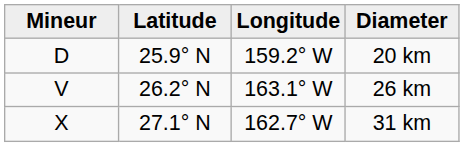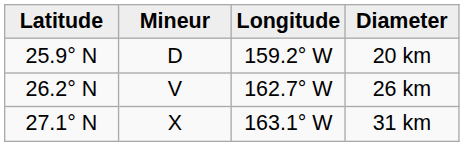columns swapped: (61, 21) <-> (175, 21)
(288, 89) 163.1° W -> (288, 89) 162.7° W
(288, 123) 162.7° W -> (288, 123) 163.1° W
